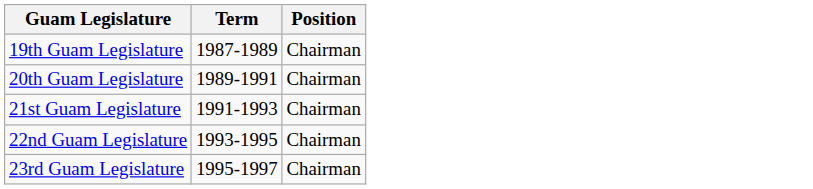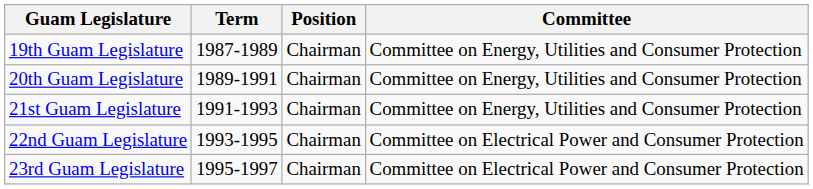+ column: (587, 19)
